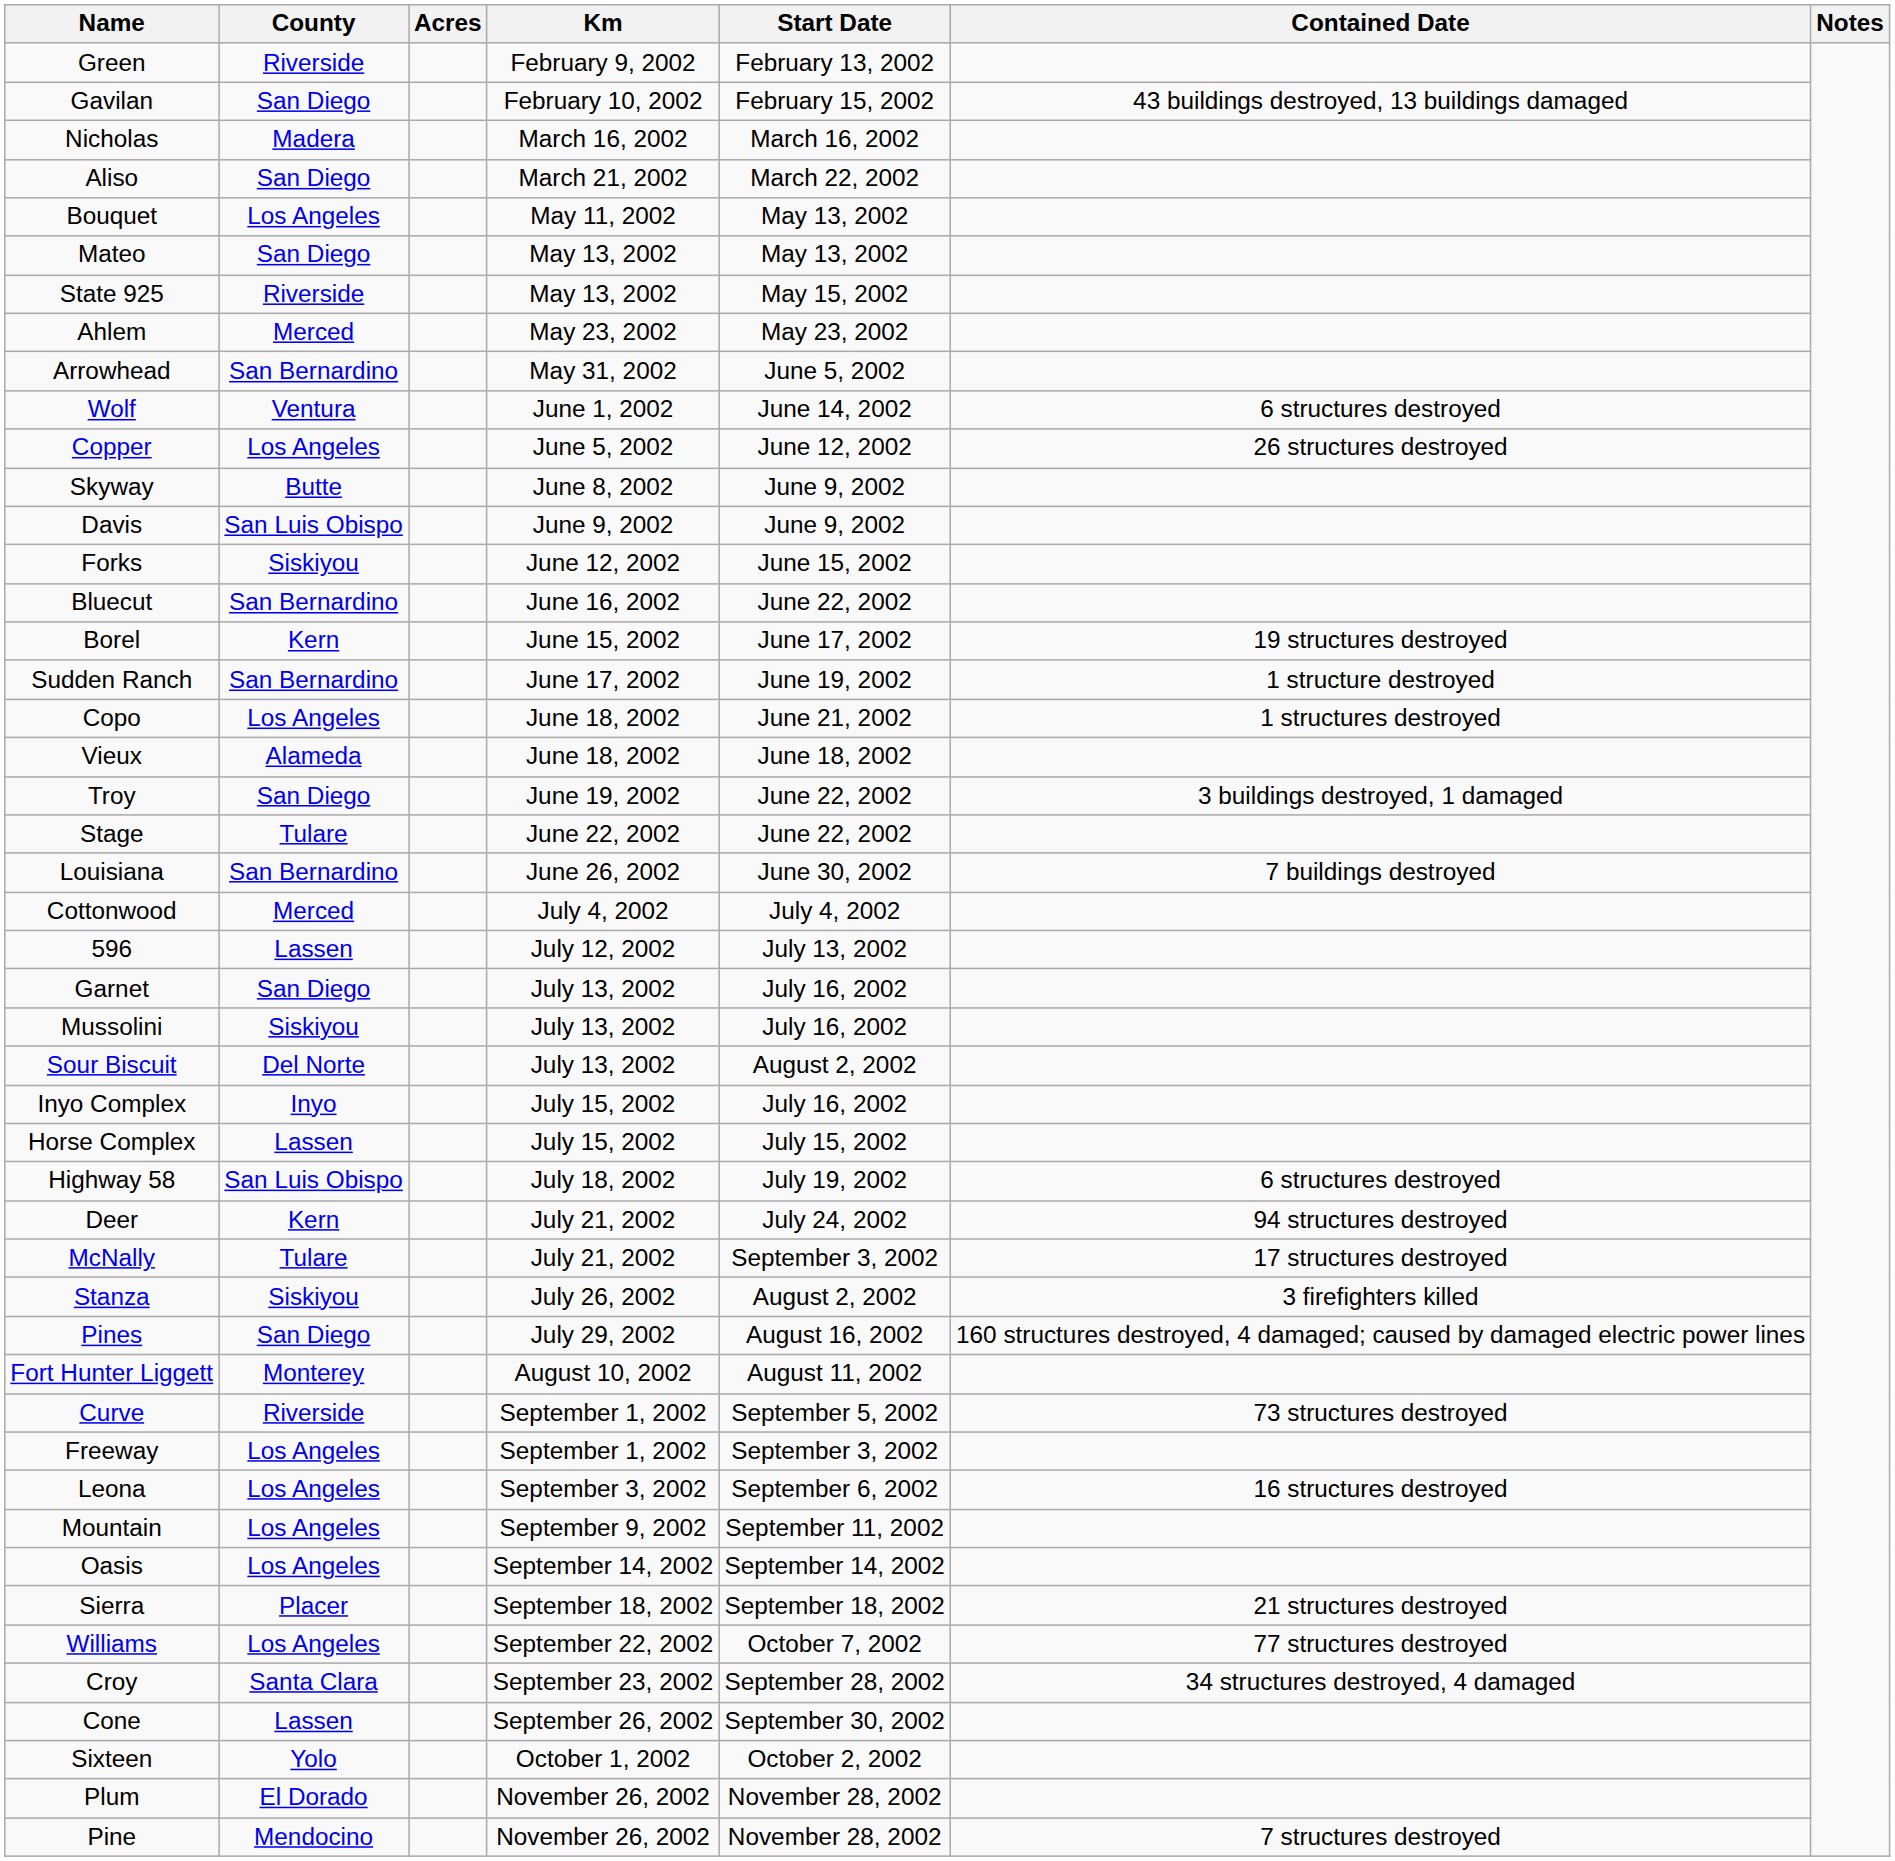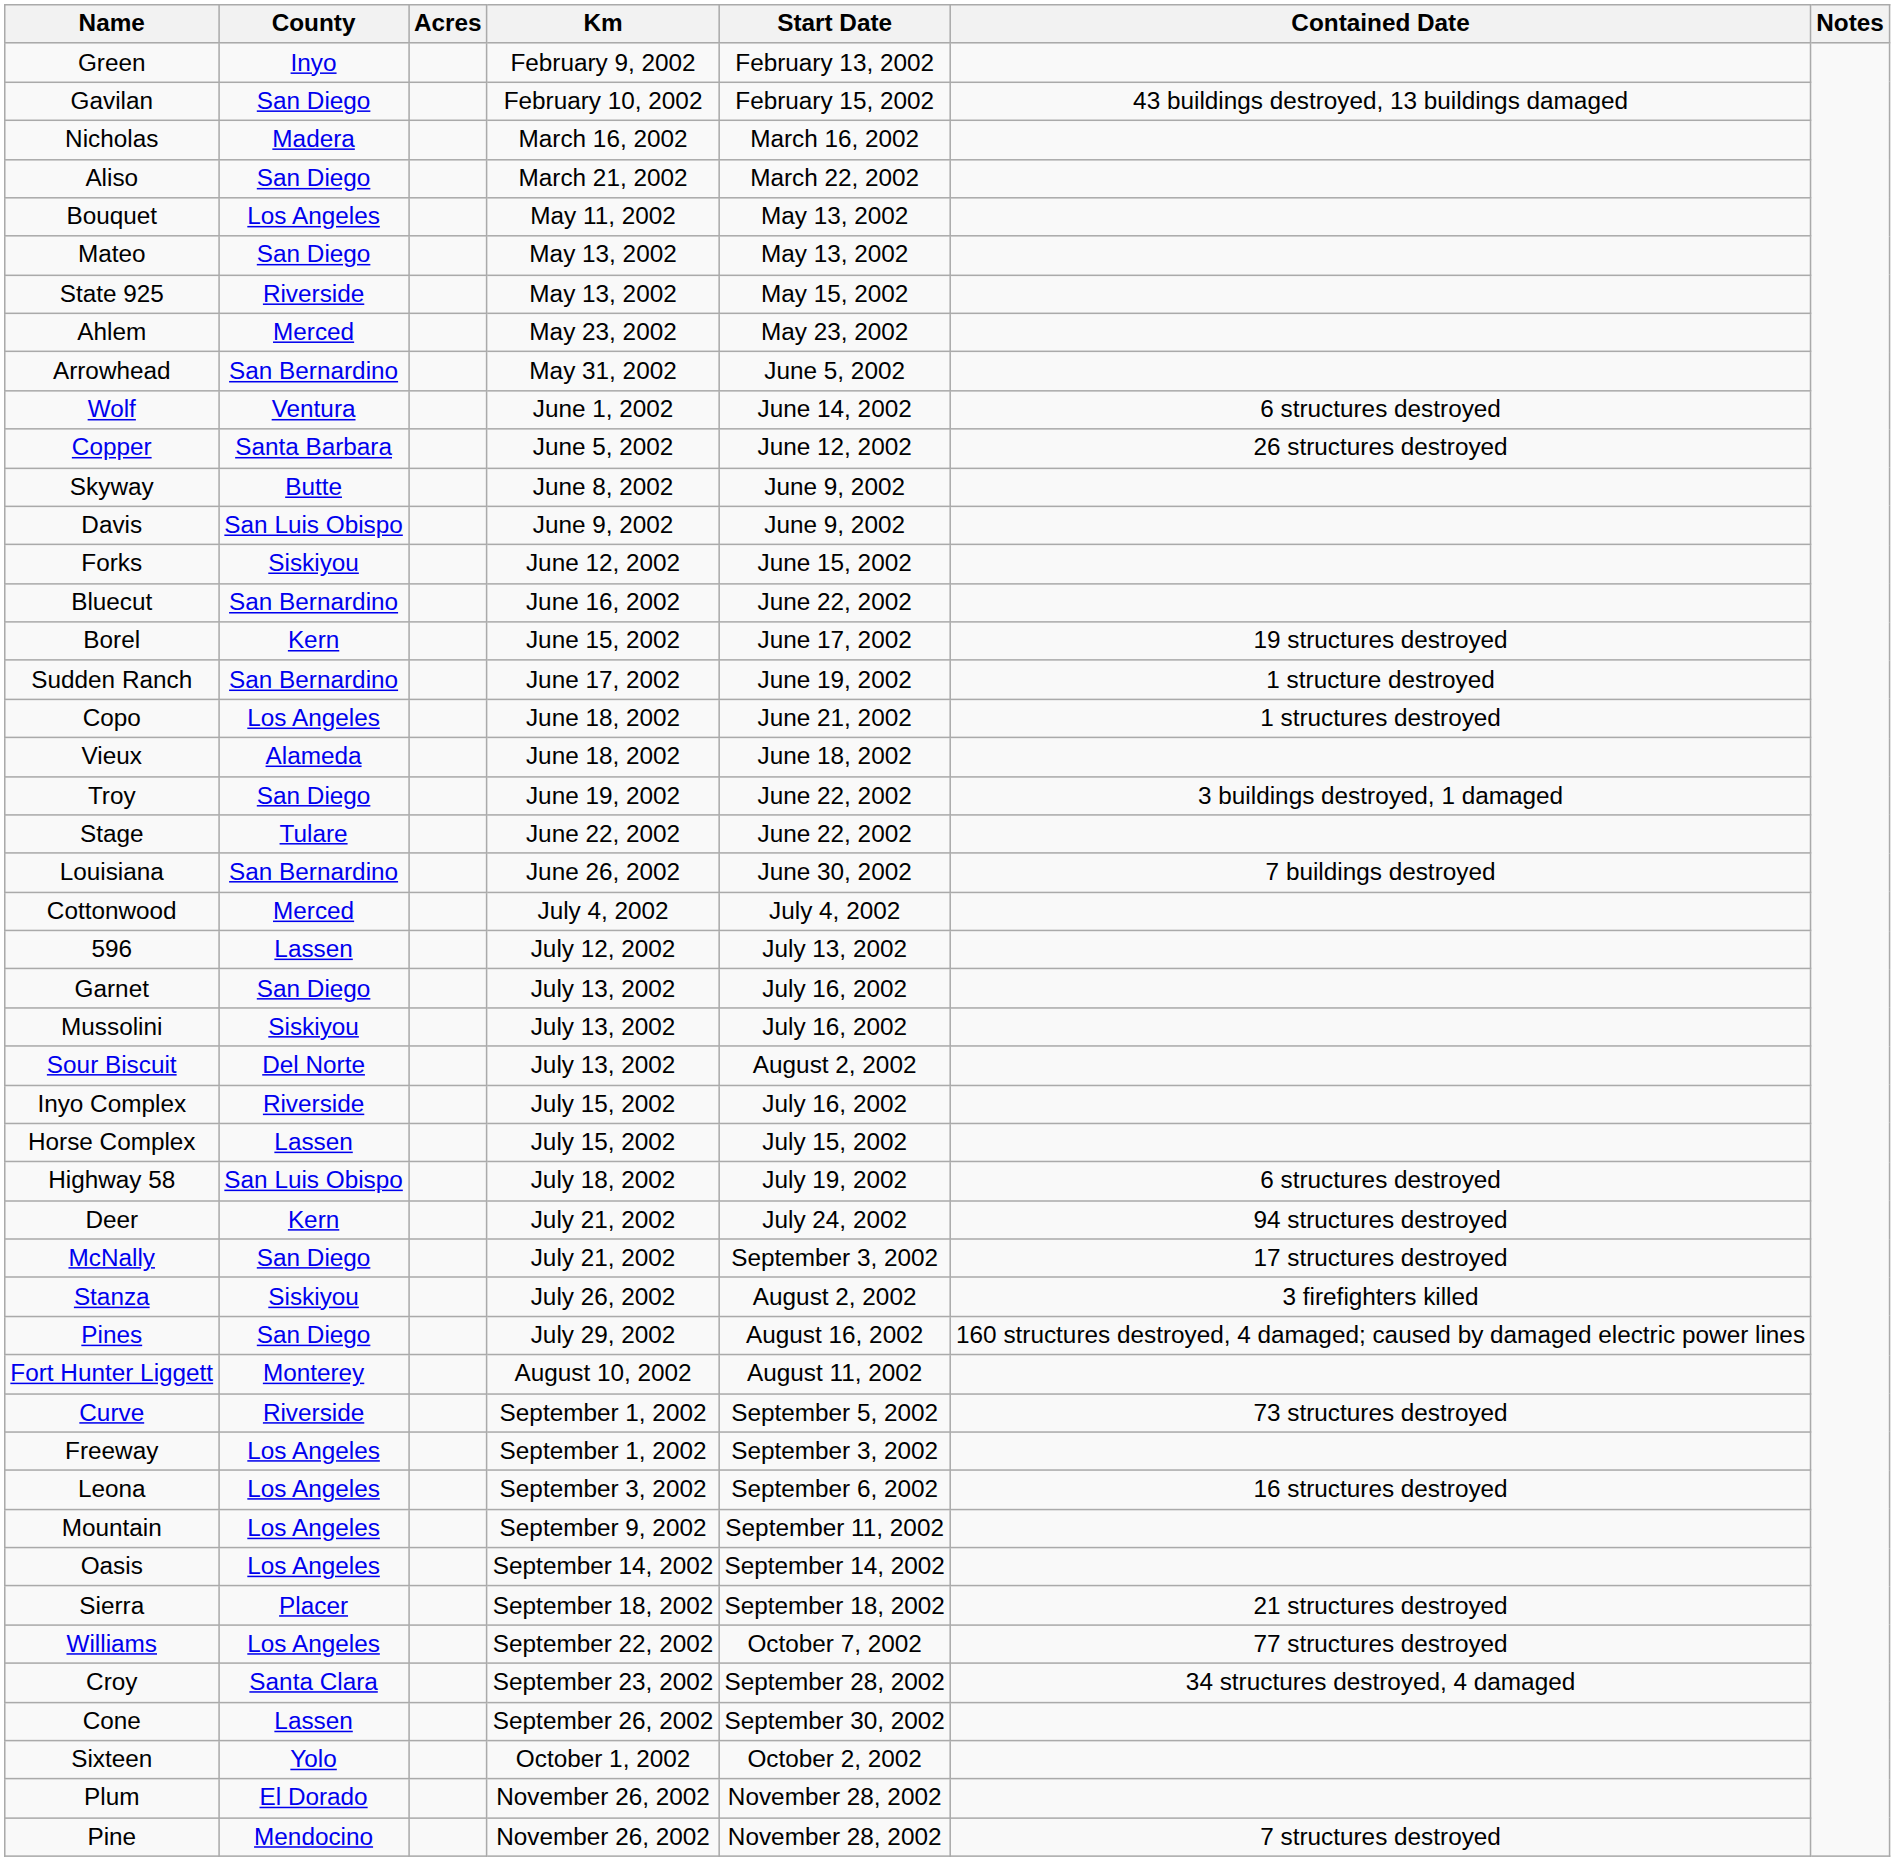(314, 62) Riverside -> (314, 62) Inyo
(314, 448) Los Angeles -> (314, 448) Santa Barbara
(314, 1103) Inyo -> (314, 1103) Riverside
(314, 1258) Tulare -> (314, 1258) San Diego
